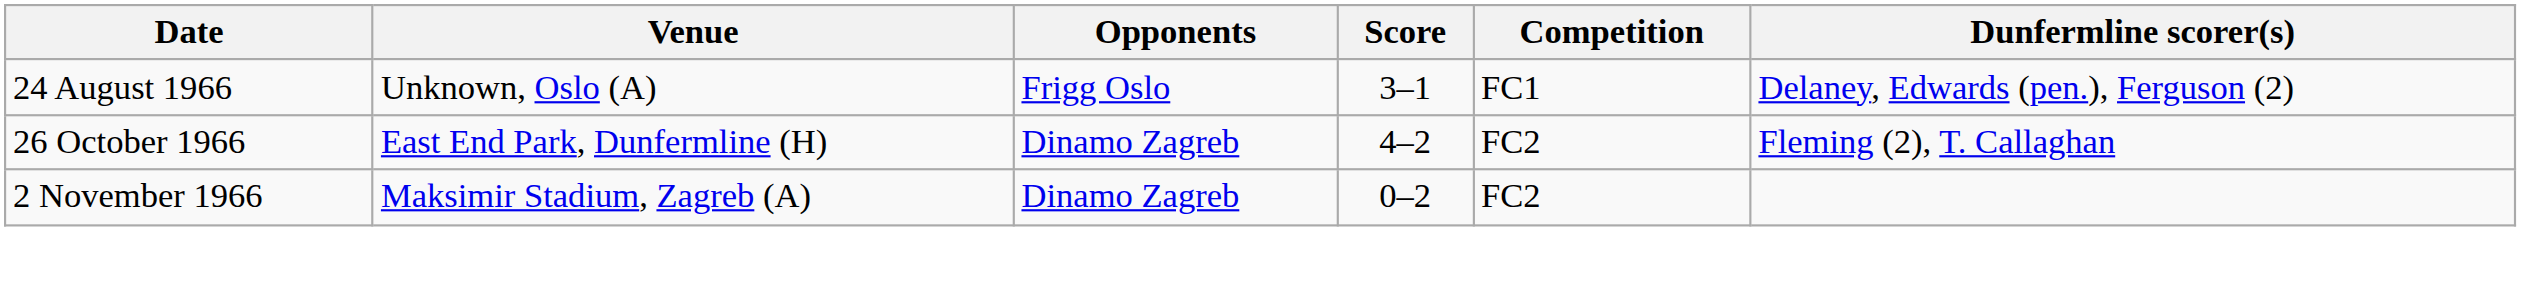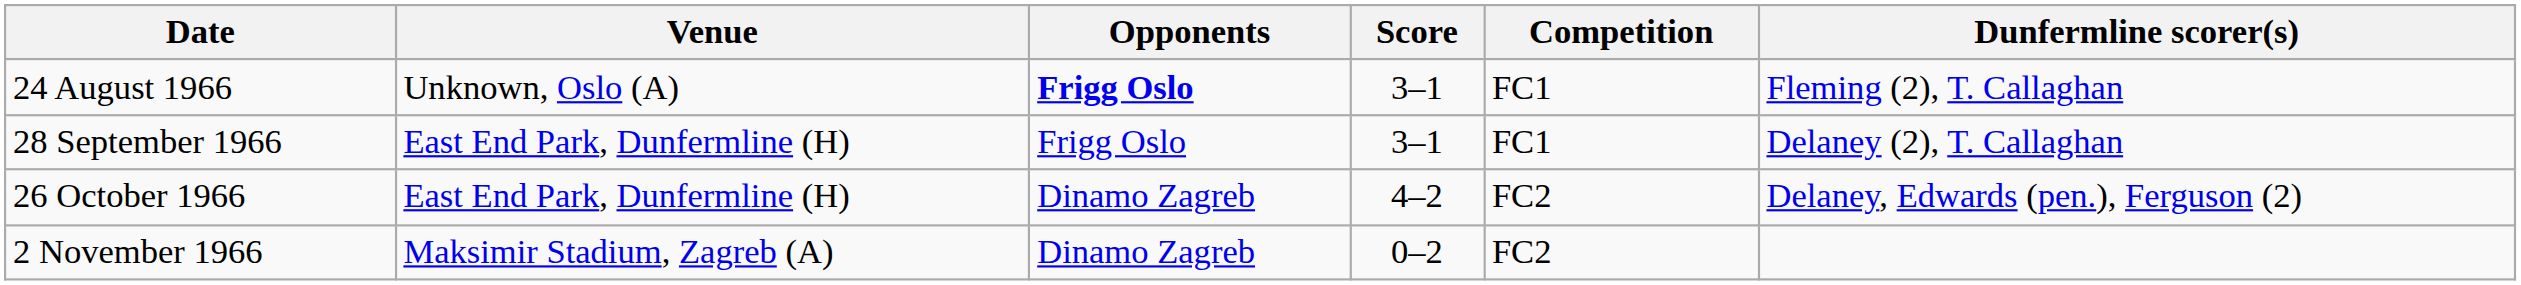(1096, 86) normal -> (1115, 86) bold
(2026, 86) Delaney, Edwards (pen.), Ferguson (2) -> (1945, 86) Fleming (2), T. Callaghan
+ row: (147, 141)
(1937, 141) Fleming (2), T. Callaghan -> (2034, 196) Delaney, Edwards (pen.), Ferguson (2)
